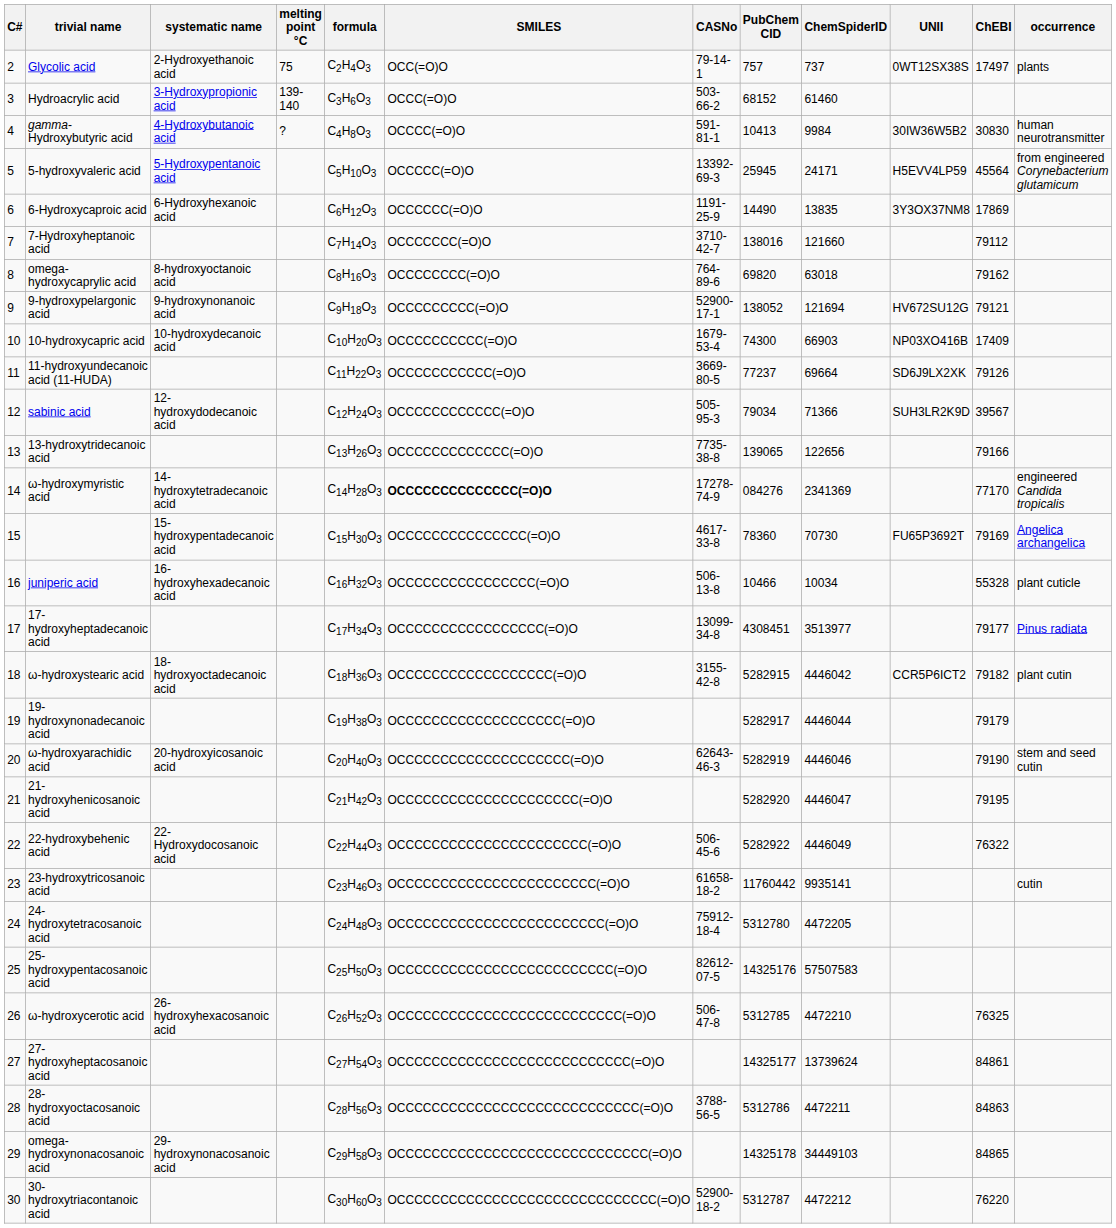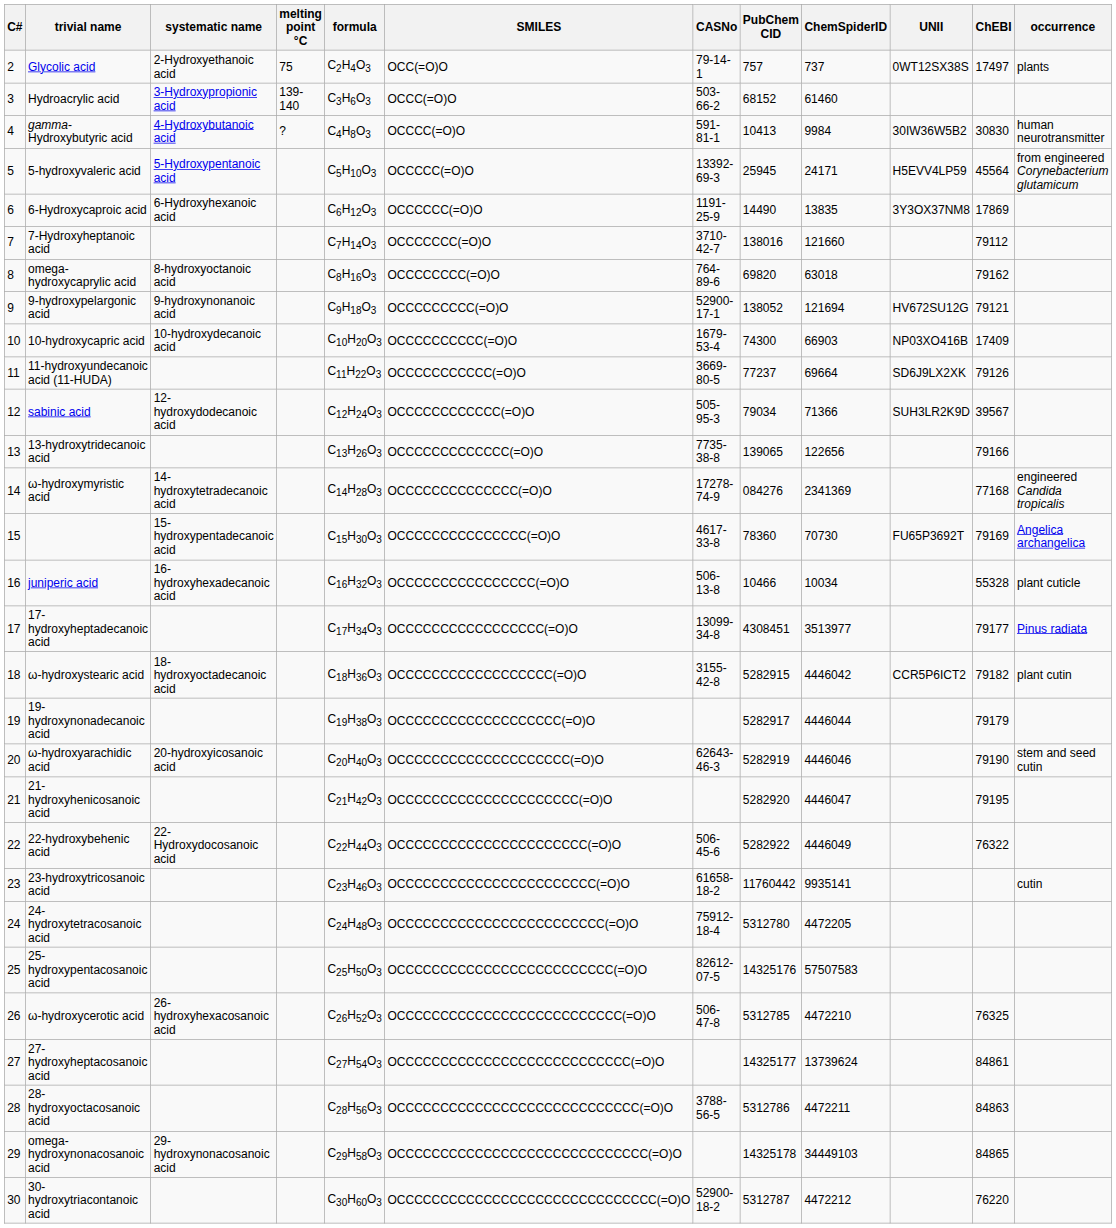(470, 490) bold -> (470, 490) normal
(992, 490) 77170 -> (992, 490) 77168
